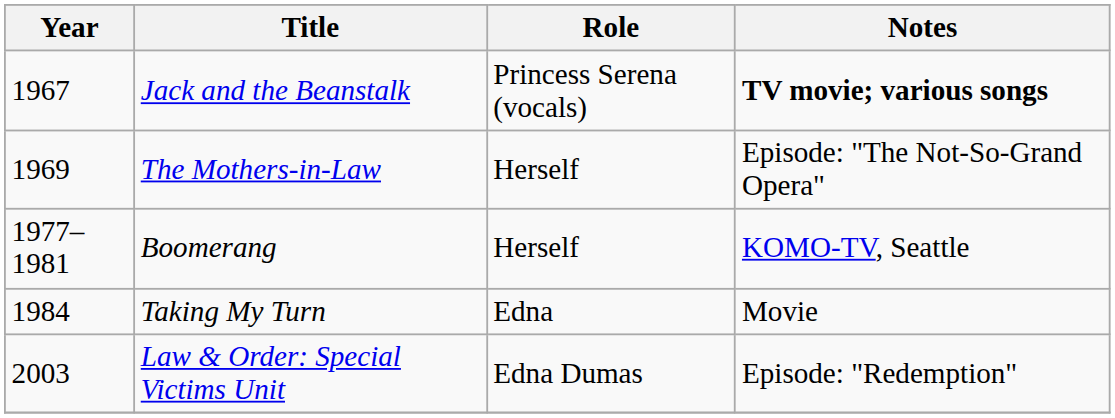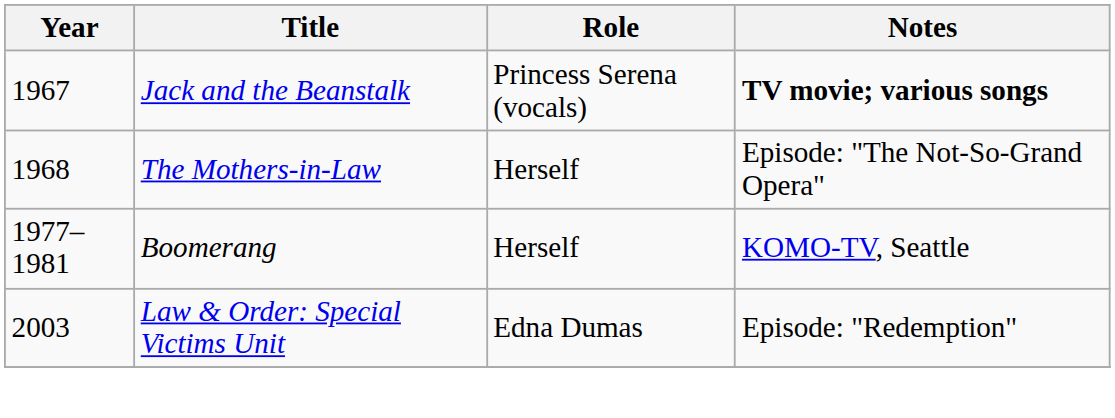(41, 169) 1969 -> (41, 169) 1968
- row: (233, 310)
